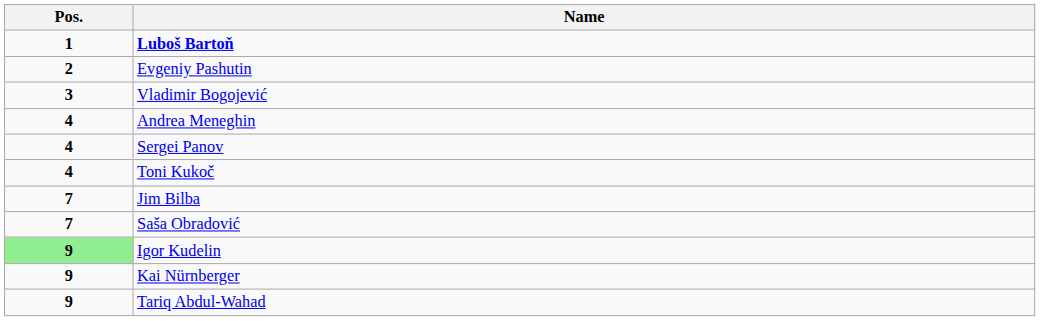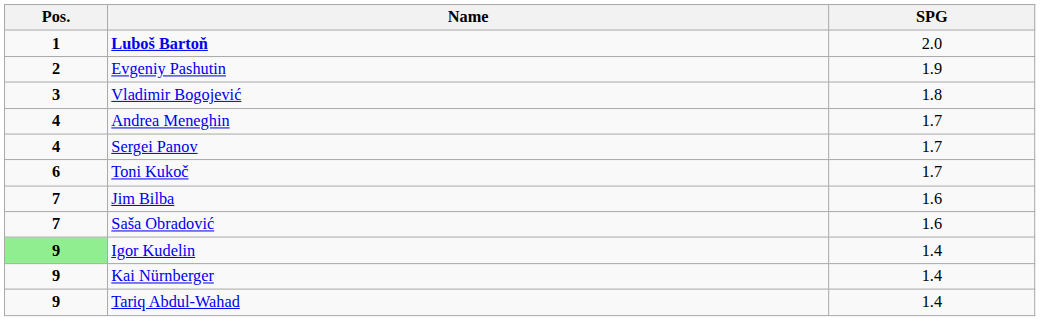+ column: (932, 17)
(69, 172) 4 -> (56, 172) 6
